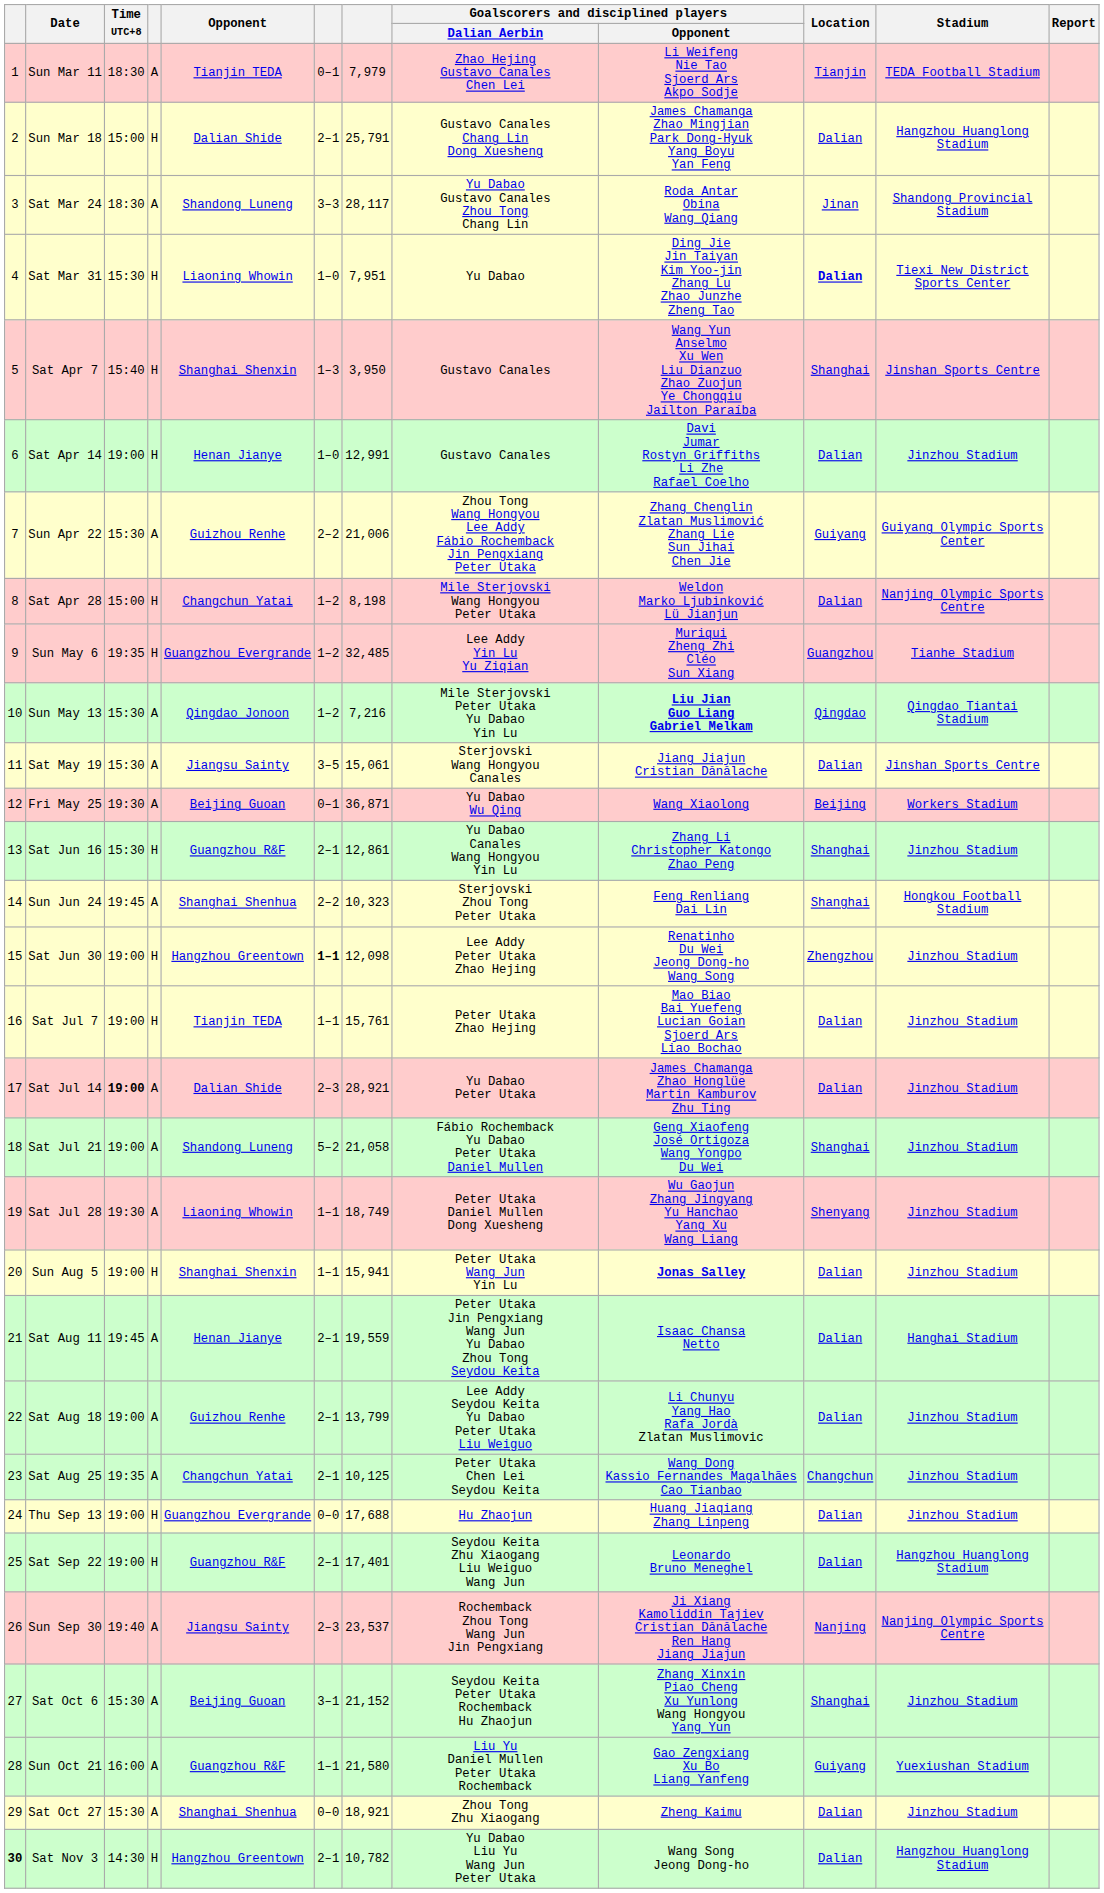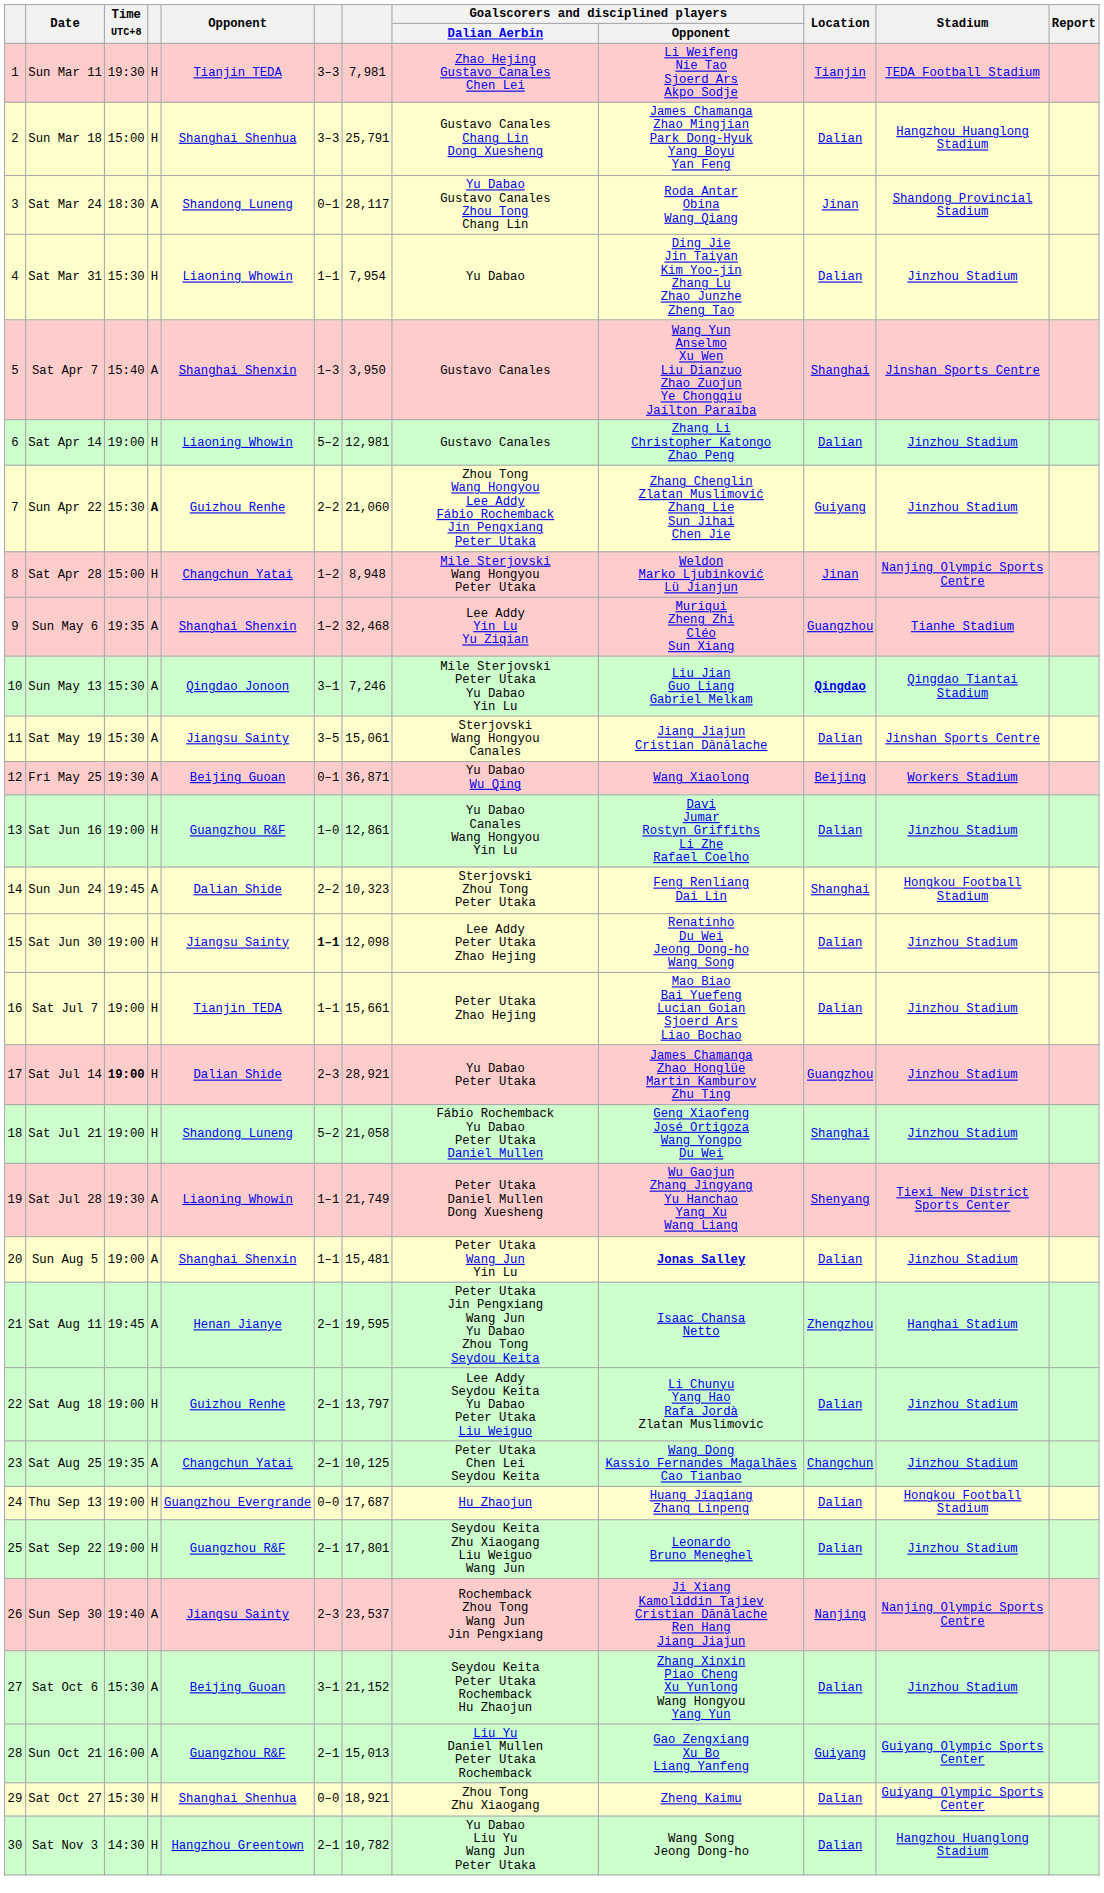(126, 73) 18:30 -> (126, 73) 19:30
(154, 73) A -> (154, 73) H
(328, 73) 0–1 -> (328, 73) 3–3
(367, 73) 7,979 -> (367, 73) 7,981
(238, 139) Dalian Shide -> (238, 139) Shanghai Shenhua
(328, 139) 2–1 -> (328, 139) 3–3
(328, 205) 3–3 -> (328, 205) 0–1
(328, 277) 1–0 -> (328, 277) 1–1
(367, 277) 7,951 -> (367, 277) 7,954
(840, 277) bold -> (840, 277) normal
(963, 277) Tiexi New District Sports Center -> (963, 277) Jinzhou Stadium
(154, 370) H -> (154, 370) A
(238, 456) Henan Jianye -> (238, 443) Liaoning Whowin
(328, 456) 1–0 -> (328, 443) 5–2
(367, 456) 12,991 -> (367, 443) 12,981
(701, 456) Davi Jumar Rostyn Griffiths Li Zhe Rafael Coelho -> (701, 443) Zhang Li Christopher Katongo Zhao Peng
(154, 535) normal -> (154, 508) bold
(367, 535) 21,006 -> (367, 508) 21,060
(963, 535) Guiyang Olympic Sports Center -> (963, 508) Jinzhou Stadium
(367, 601) 8,198 -> (367, 574) 8,948
(840, 601) Dalian -> (840, 574) Jinan
(154, 654) H -> (154, 627) A
(238, 654) Guangzhou Evergrande -> (238, 627) Shanghai Shenxin
(367, 654) 32,485 -> (367, 627) 32,468
(328, 713) 1–2 -> (328, 686) 3–1
(367, 713) 7,216 -> (367, 686) 7,246
(701, 713) bold -> (701, 686) normal
(840, 713) normal -> (840, 686) bold
(126, 851) 15:30 -> (126, 831) 19:00
(328, 851) 2–1 -> (328, 831) 1–0
(701, 851) Zhang Li Christopher Katongo Zhao Peng -> (701, 831) Davi Jumar Rostyn Griffiths Li Zhe Rafael Coelho
(840, 851) Shanghai -> (840, 831) Dalian
(238, 903) Shanghai Shenhua -> (238, 890) Dalian Shide
(238, 956) Hangzhou Greentown -> (238, 943) Jiangsu Sainty
(840, 956) Zhengzhou -> (840, 943) Dalian
(367, 1022) 15,761 -> (367, 1009) 15,661
(154, 1088) A -> (154, 1075) H
(840, 1088) Dalian -> (840, 1075) Guangzhou
(154, 1147) A -> (154, 1134) H
(367, 1213) 18,749 -> (367, 1200) 21,749
(963, 1213) Jinzhou Stadium -> (963, 1200) Tiexi New District Sports Center
(154, 1272) H -> (154, 1259) A
(367, 1272) 15,941 -> (367, 1259) 15,481
(367, 1338) 19,559 -> (367, 1325) 19,595
(840, 1338) Dalian -> (840, 1325) Zhengzhou
(154, 1418) A -> (154, 1404) H
(367, 1418) 13,799 -> (367, 1404) 13,797
(367, 1516) 17,688 -> (367, 1503) 17,687
(963, 1516) Jinzhou Stadium -> (963, 1503) Hongkou Football Stadium
(367, 1562) 17,401 -> (367, 1549) 17,801
(963, 1562) Hangzhou Huanglong Stadium -> (963, 1549) Jinzhou Stadium
(840, 1701) Shanghai -> (840, 1687) Dalian
(328, 1767) 1–1 -> (328, 1753) 2–1
(367, 1767) 21,580 -> (367, 1753) 15,013
(963, 1767) Yuexiushan Stadium -> (963, 1753) Guiyang Olympic Sports Center
(154, 1813) A -> (154, 1799) H
(963, 1813) Jinzhou Stadium -> (963, 1799) Guiyang Olympic Sports Center
(15, 1859) bold -> (15, 1845) normal
